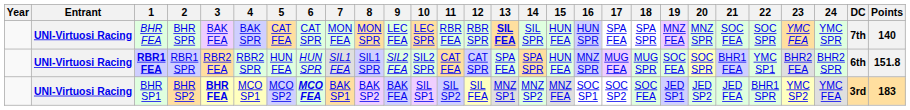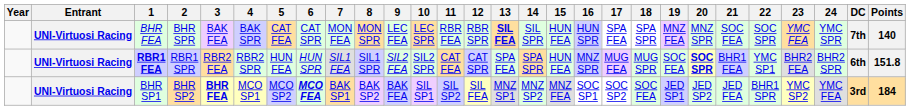(702, 63) normal -> (702, 63) bold
(887, 91) 183 -> (887, 91) 184
